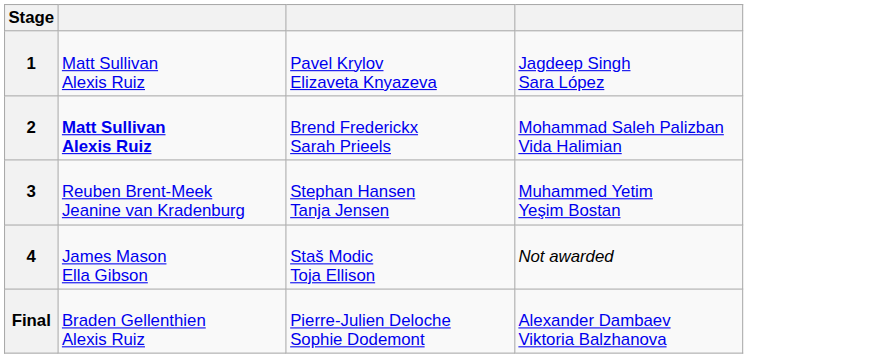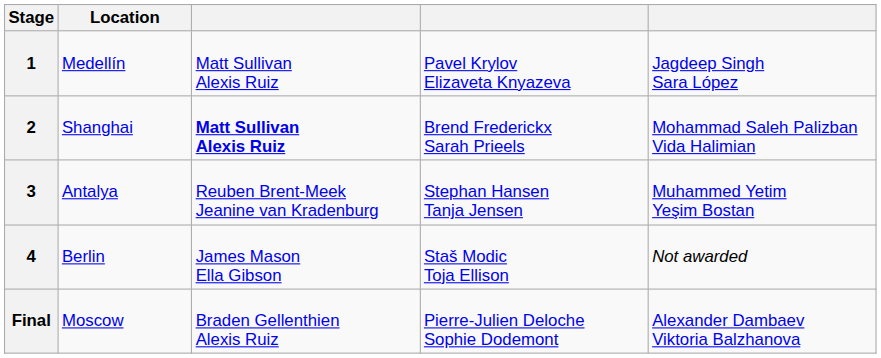+ column: (125, 17)
